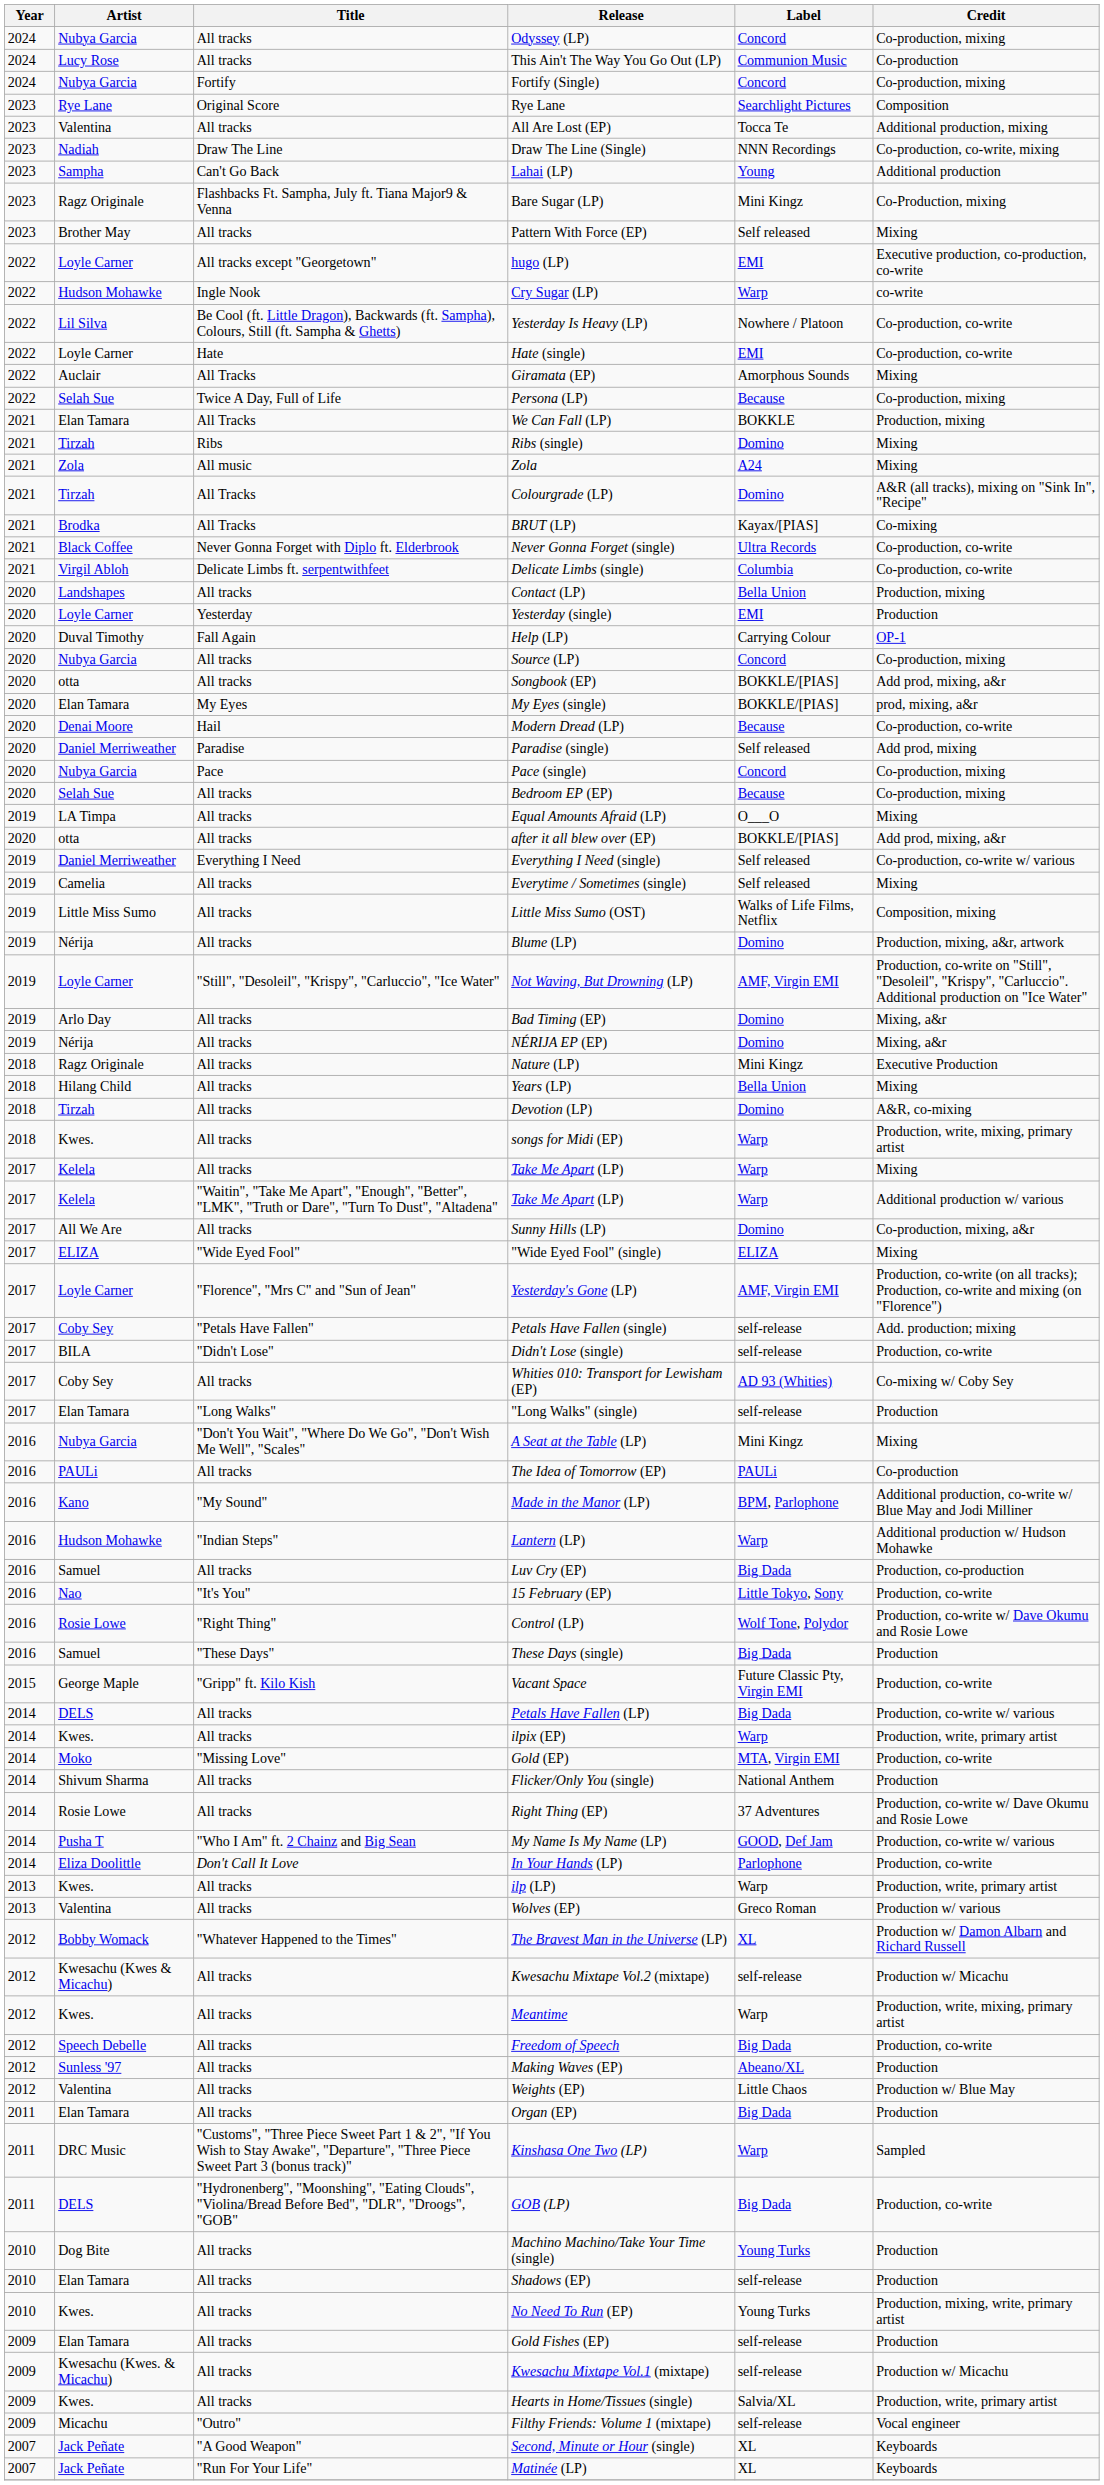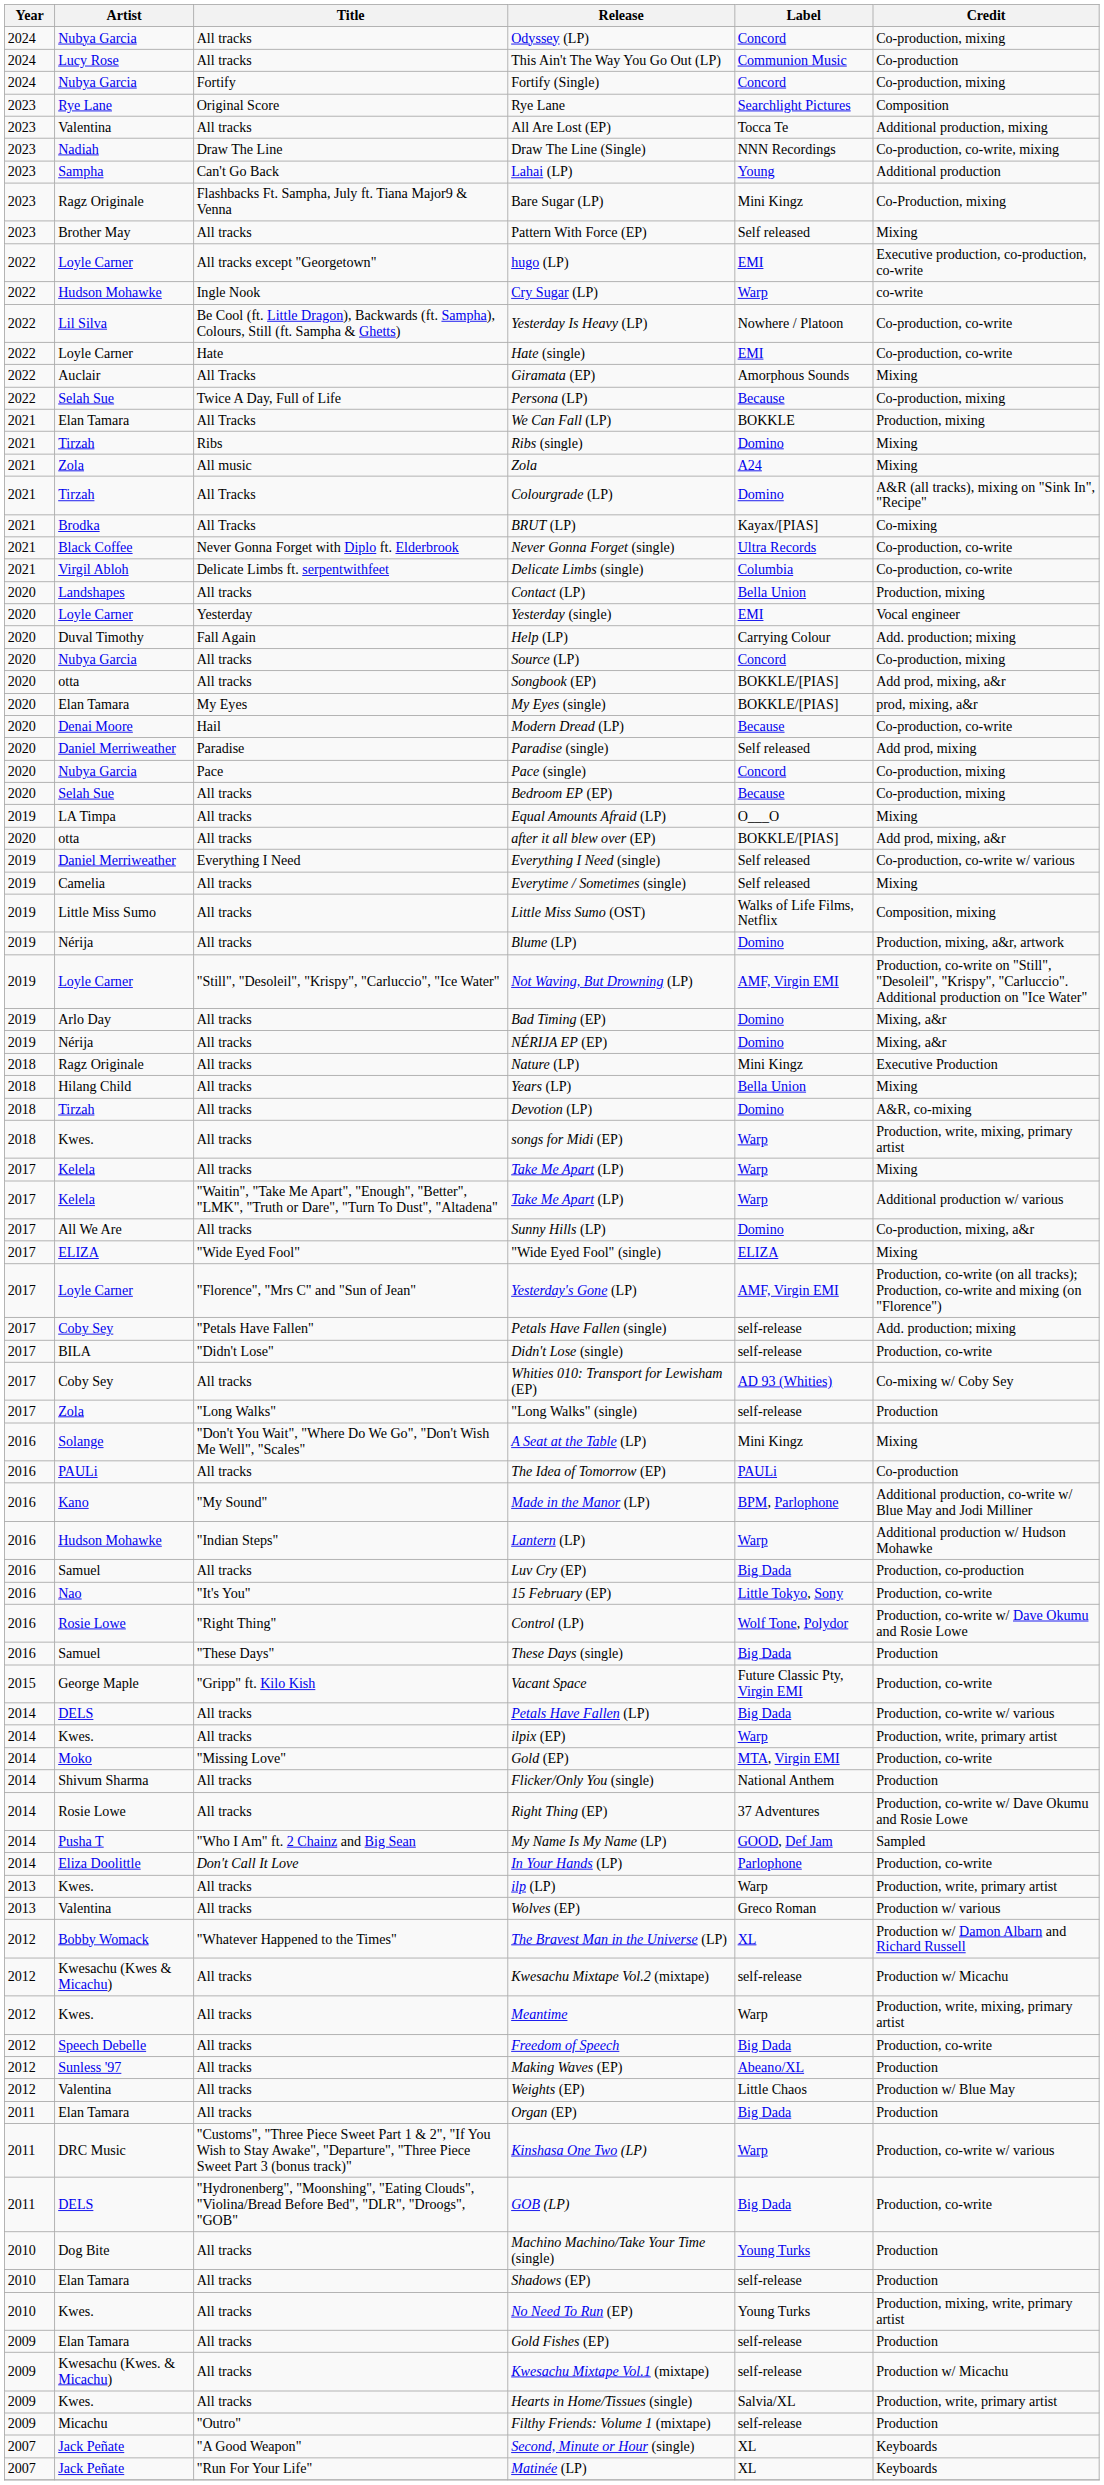(907, 614) Production -> (918, 614) Vocal engineer
(891, 637) OP-1 -> (946, 637) Add. production; mixing
(94, 1411) Elan Tamara -> (71, 1411) Zola
(97, 1441) Nubya Garcia -> (81, 1441) Solange
(965, 1841) Production, co-write w/ various -> (901, 1841) Sampled
(901, 2150) Sampled -> (965, 2150) Production, co-write w/ various
(918, 2424) Vocal engineer -> (907, 2424) Production
